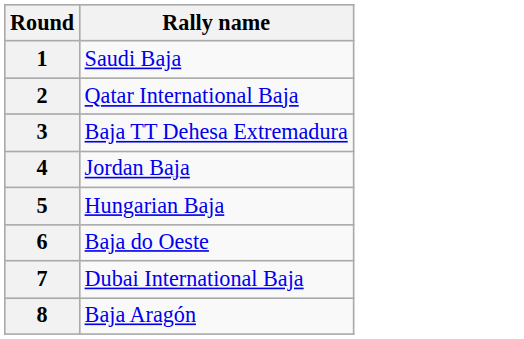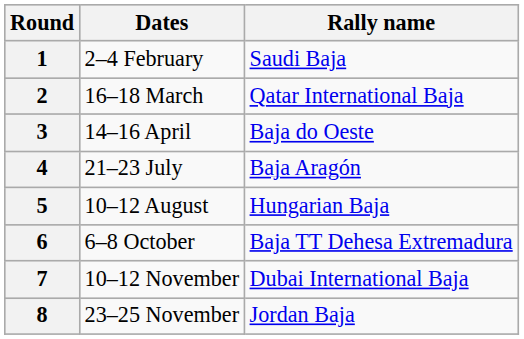+ column: (162, 22)
(216, 132) Baja TT Dehesa Extremadura -> (312, 132) Baja do Oeste
(137, 168) Jordan Baja -> (305, 168) Baja Aragón
(147, 241) Baja do Oeste -> (381, 241) Baja TT Dehesa Extremadura
(140, 314) Baja Aragón -> (302, 314) Jordan Baja
